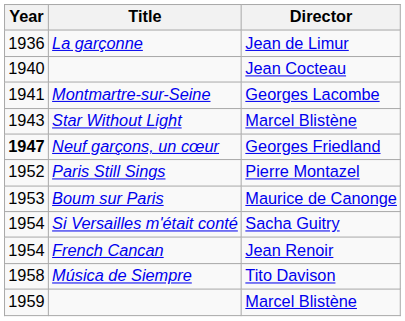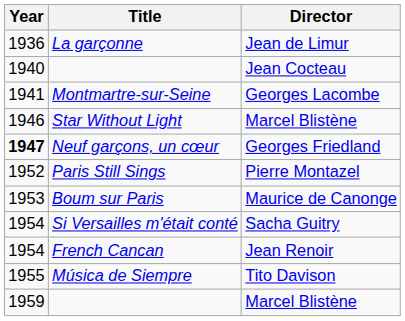(26, 120) 1943 -> (26, 120) 1946
(26, 276) 1958 -> (26, 276) 1955
